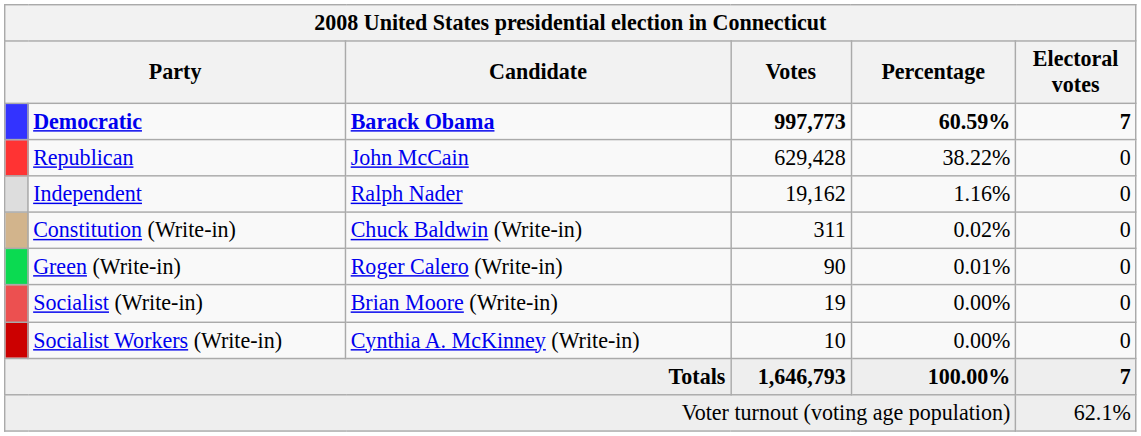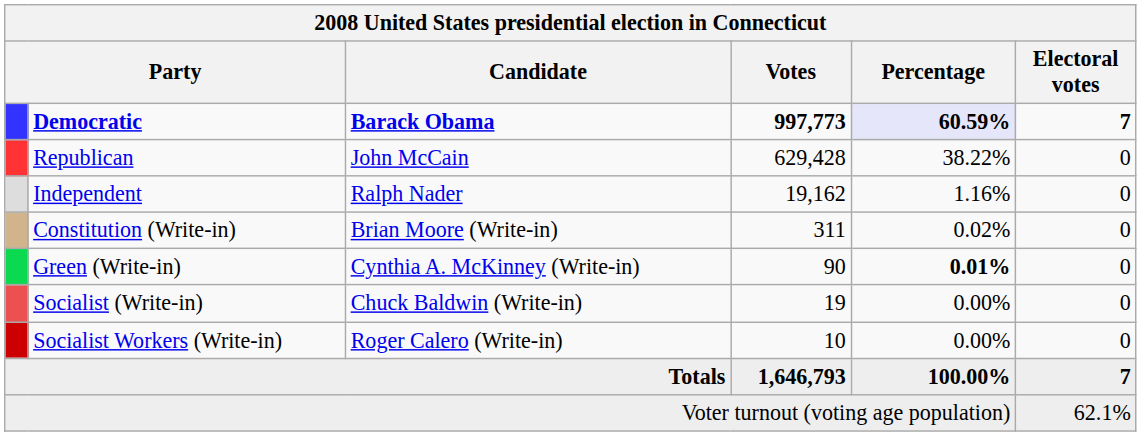(975, 121) no background -> (975, 121) lavender background
(466, 230) Chuck Baldwin (Write-in) -> (454, 230) Brian Moore (Write-in)
(457, 267) Roger Calero (Write-in) -> (495, 267) Cynthia A. McKinney (Write-in)
(982, 267) normal -> (980, 267) bold
(454, 303) Brian Moore (Write-in) -> (466, 303) Chuck Baldwin (Write-in)
(495, 339) Cynthia A. McKinney (Write-in) -> (457, 339) Roger Calero (Write-in)
